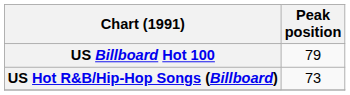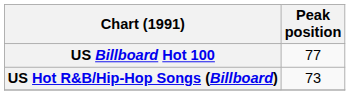(313, 55) 79 -> (313, 55) 77
